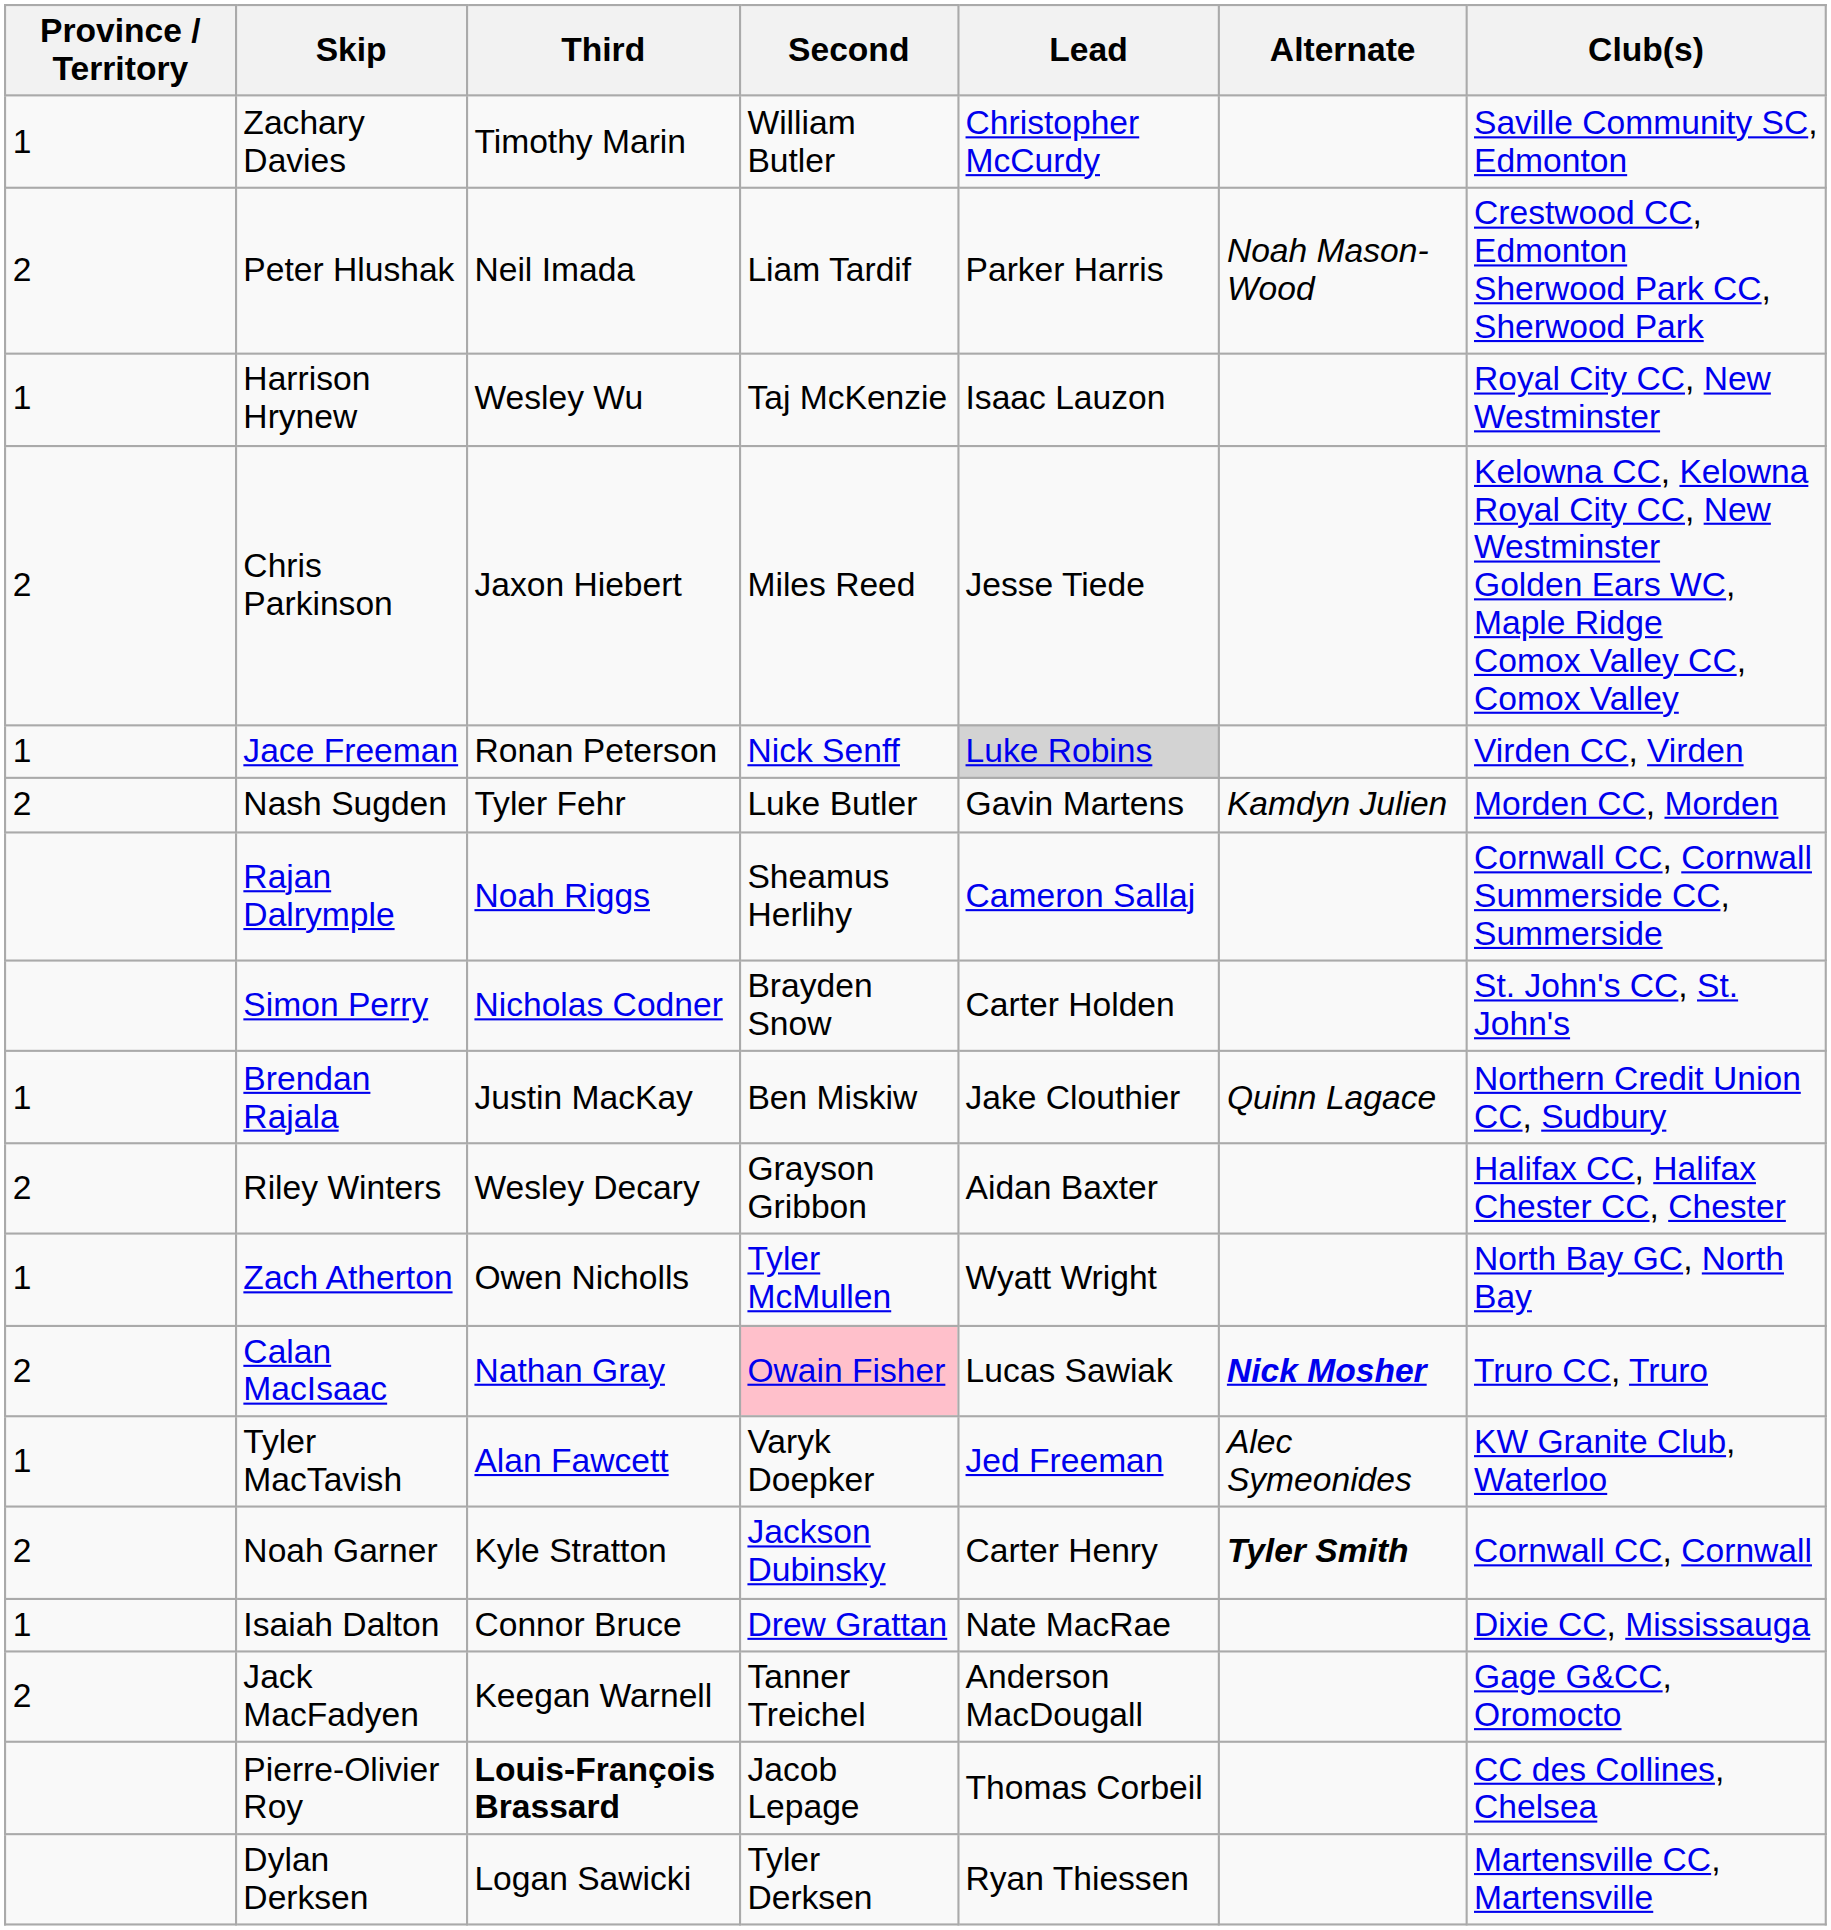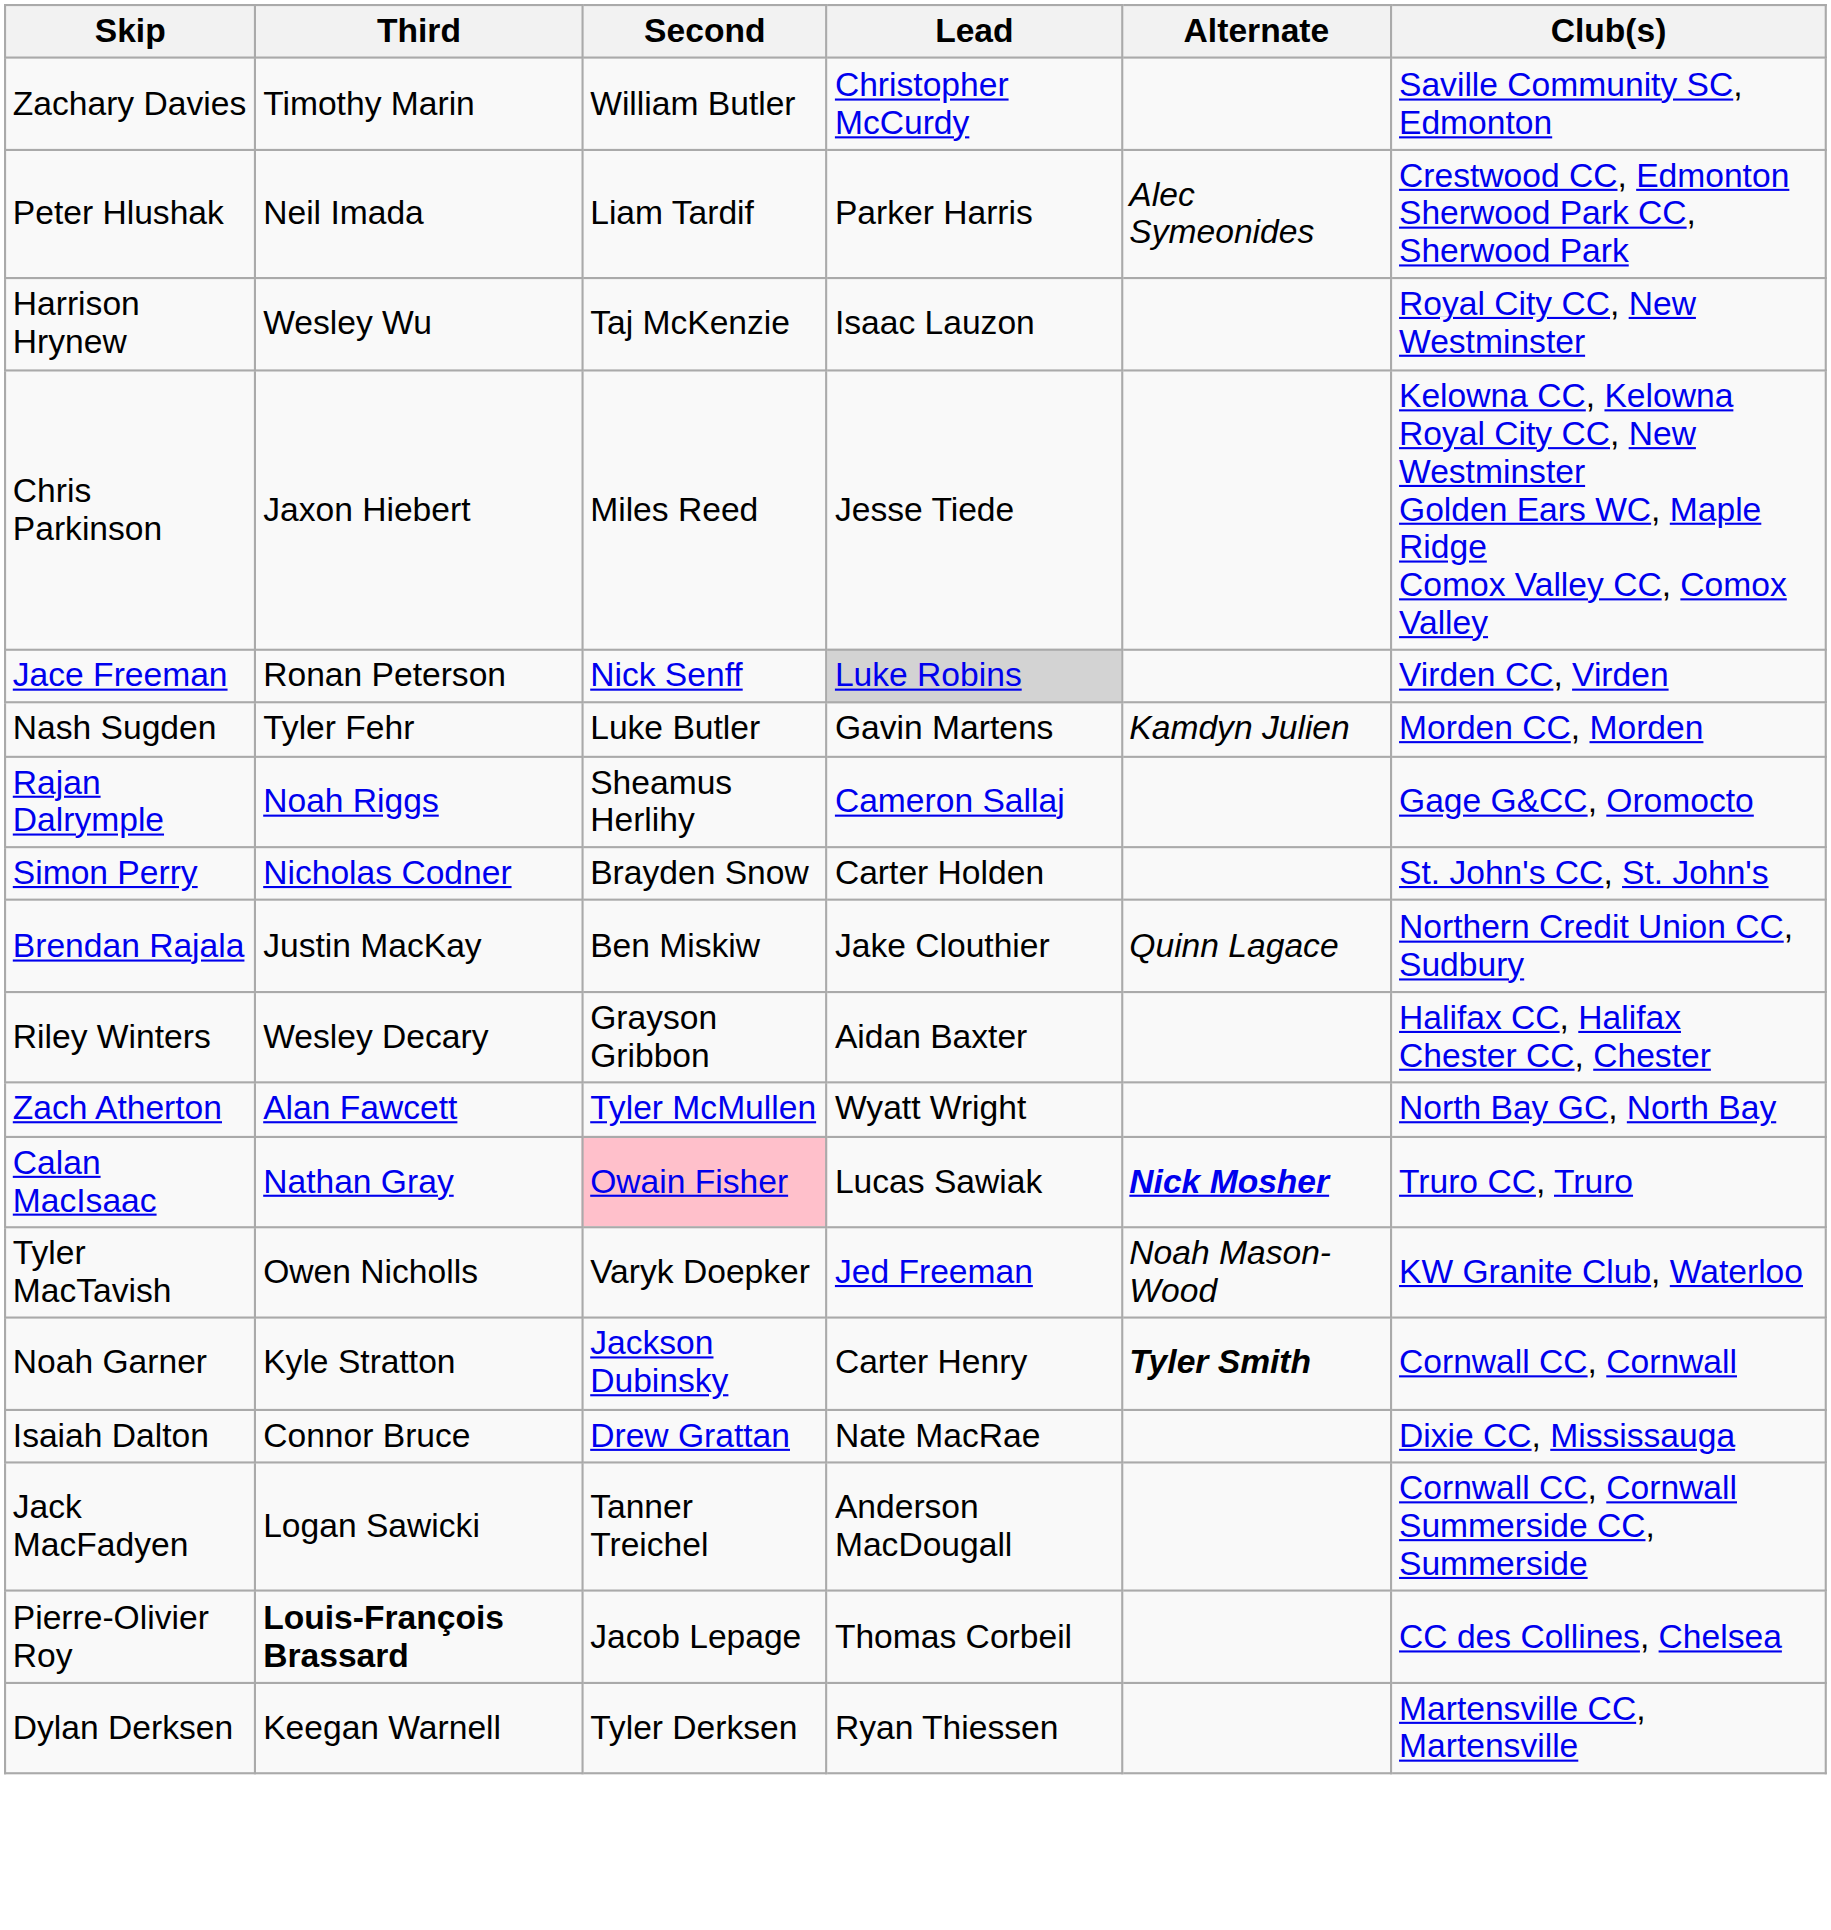- column: (120, 50)
(1328, 270) Noah Mason-Wood -> (1222, 213) Alec Symeonides
(1643, 895) Cornwall CC, Cornwall Summerside CC, Summerside -> (1576, 801) Gage G&CC, Oromocto
(582, 1278) Owen Nicholls -> (360, 1108) Alan Fawcett
(572, 1460) Alan Fawcett -> (371, 1271) Owen Nicholls
(1319, 1460) Alec Symeonides -> (1230, 1271) Noah Mason-Wood
(593, 1696) Keegan Warnell -> (372, 1526) Logan Sawicki
(1573, 1696) Gage G&CC, Oromocto -> (1568, 1526) Cornwall CC, Cornwall Summerside CC, Summerside
(583, 1878) Logan Sawicki -> (382, 1727) Keegan Warnell
